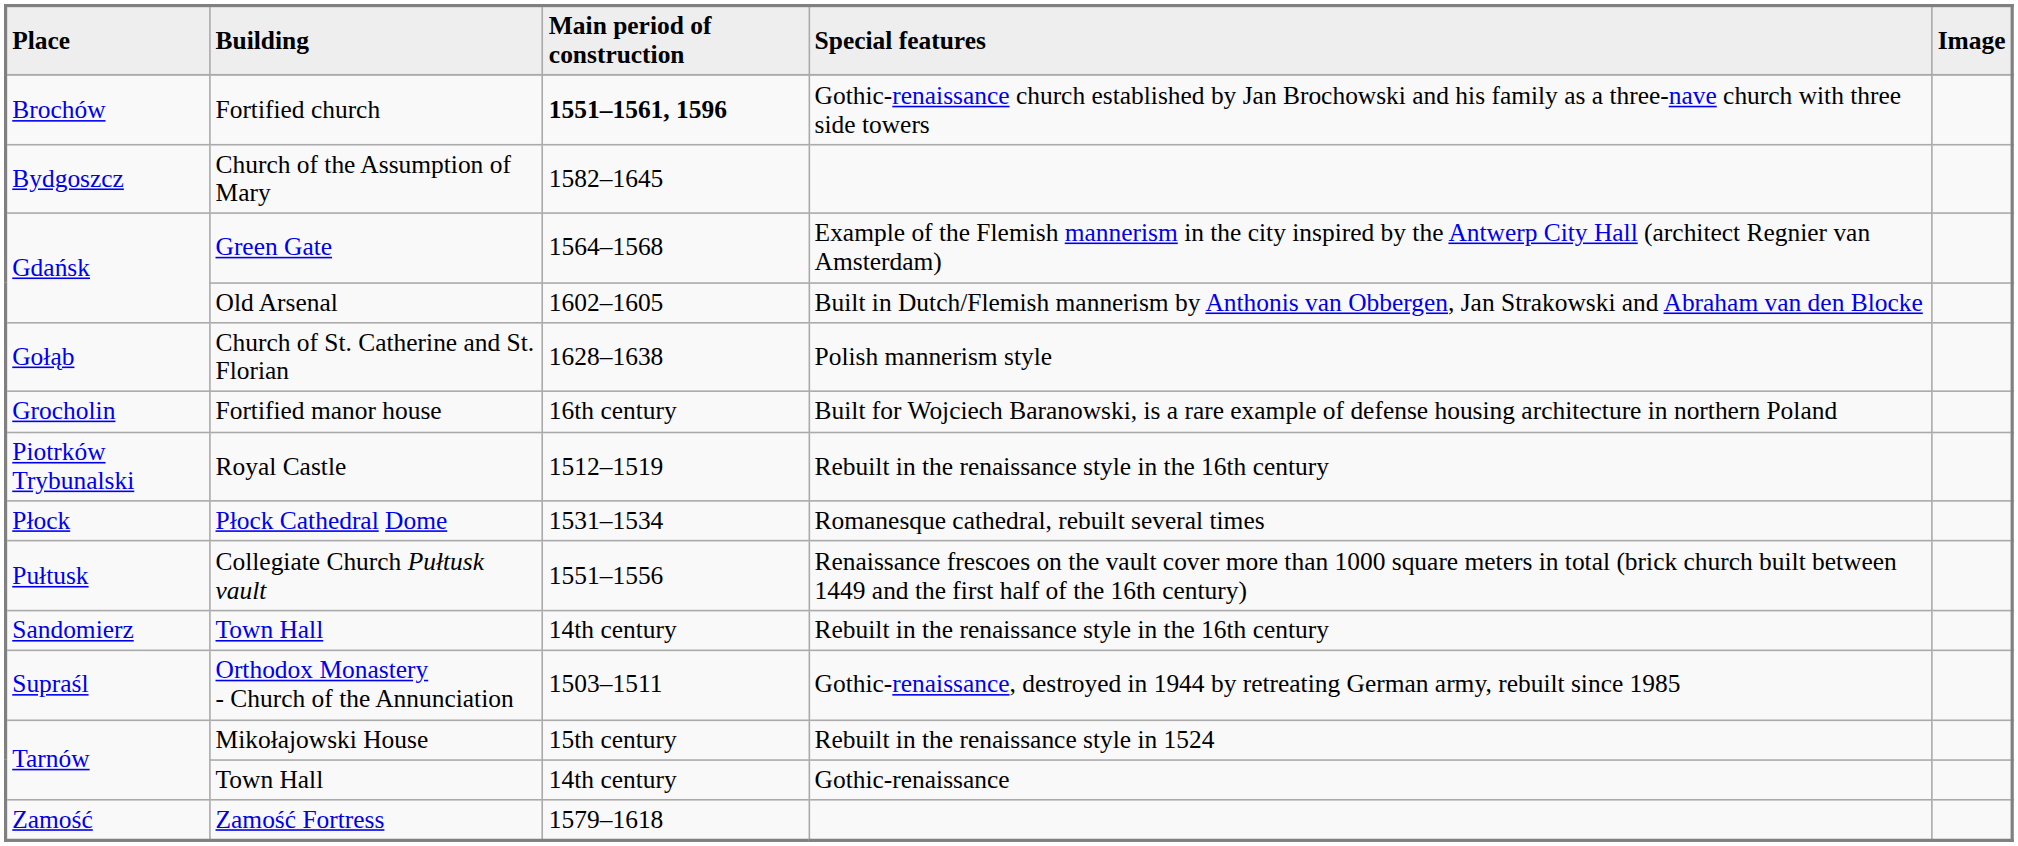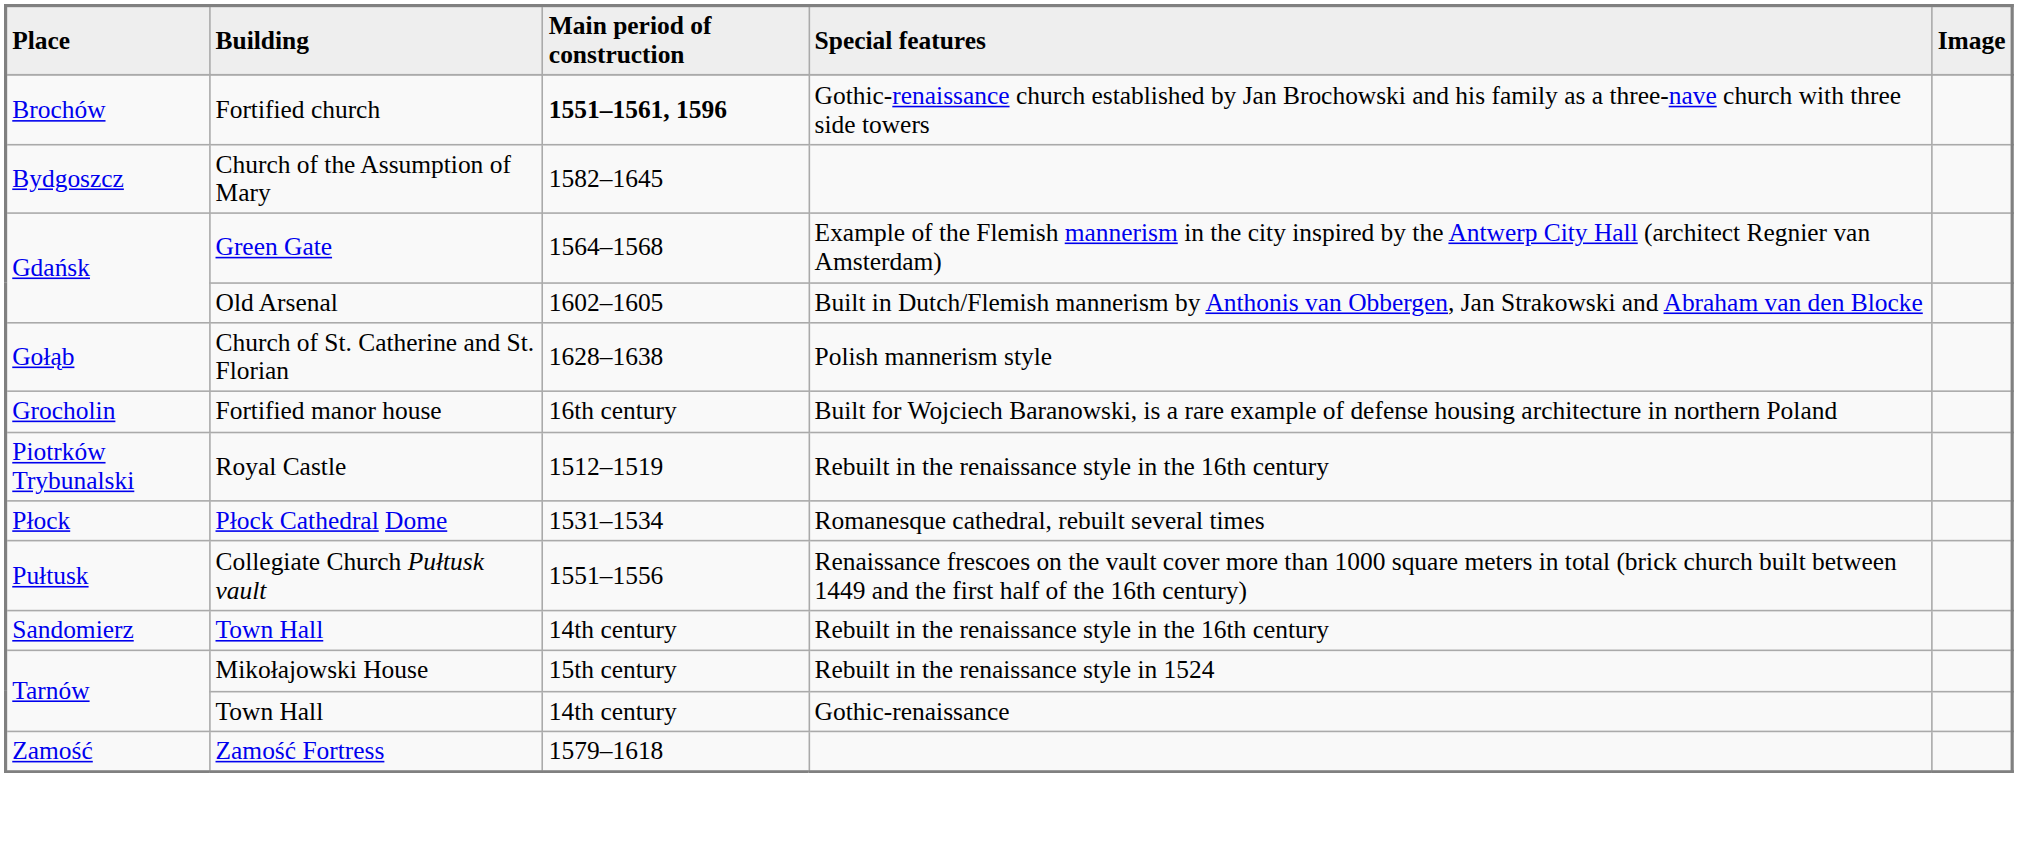- row: (50, 684)
